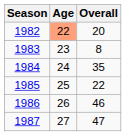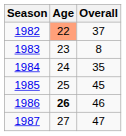(99, 31) 20 -> (99, 31) 37
(99, 85) 22 -> (99, 85) 45
(63, 103) normal -> (63, 103) bold
